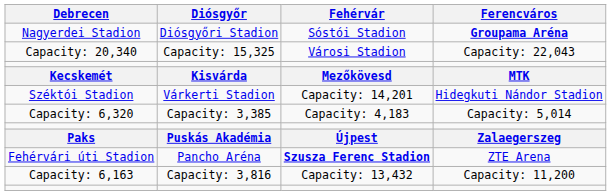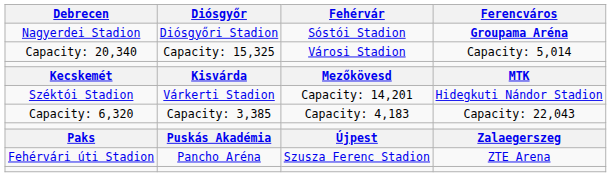(519, 52) Capacity: 22,043 -> (519, 52) Capacity: 5,014
(519, 114) Capacity: 5,014 -> (519, 114) Capacity: 22,043
(357, 157) bold -> (357, 157) normal
- row: (81, 176)
